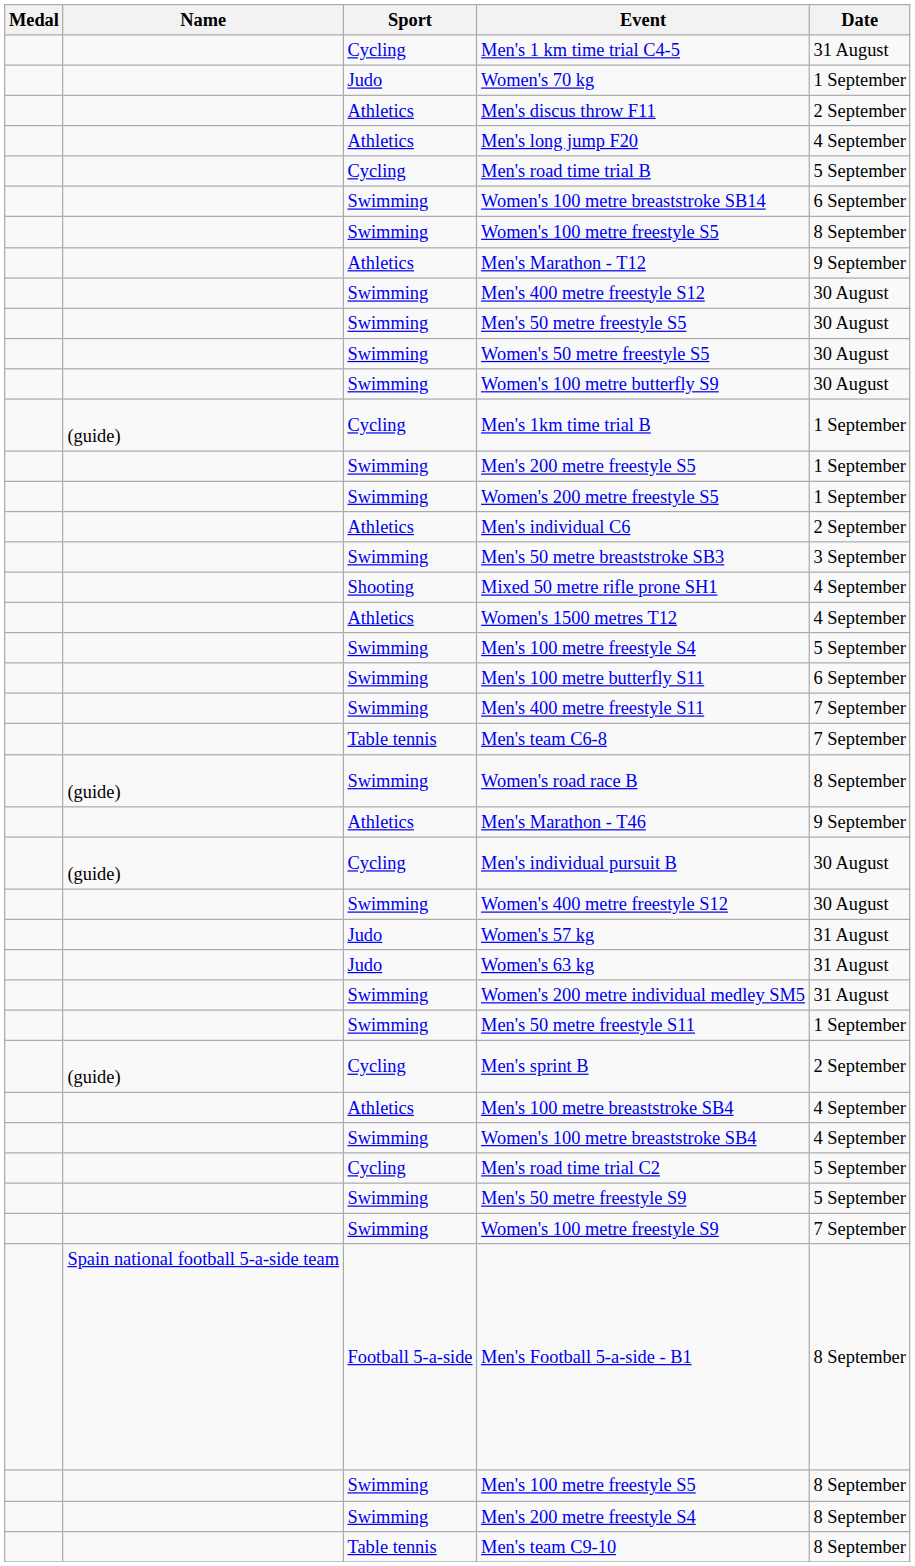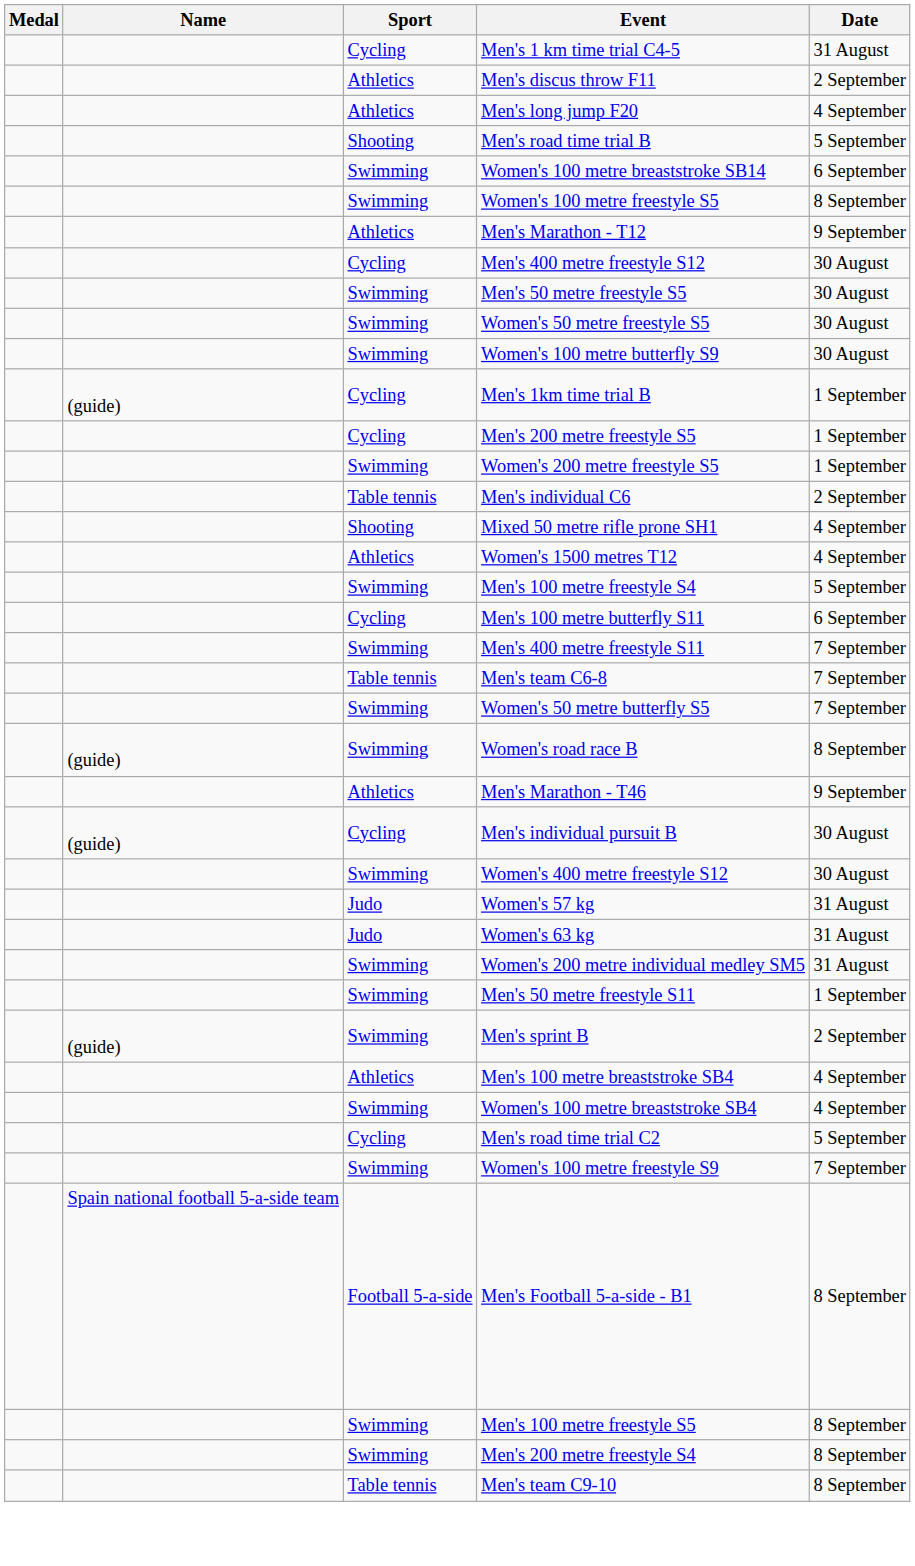- row: (538, 80)
(377, 171) Cycling -> (381, 141) Shooting
(388, 292) Swimming -> (377, 262) Cycling
(388, 466) Swimming -> (377, 435) Cycling
(381, 526) Athletics -> (392, 496) Table tennis
- row: (603, 557)
(388, 678) Swimming -> (377, 617) Cycling
+ row: (595, 708)
(377, 1066) Cycling -> (388, 1036) Swimming
- row: (584, 1198)
